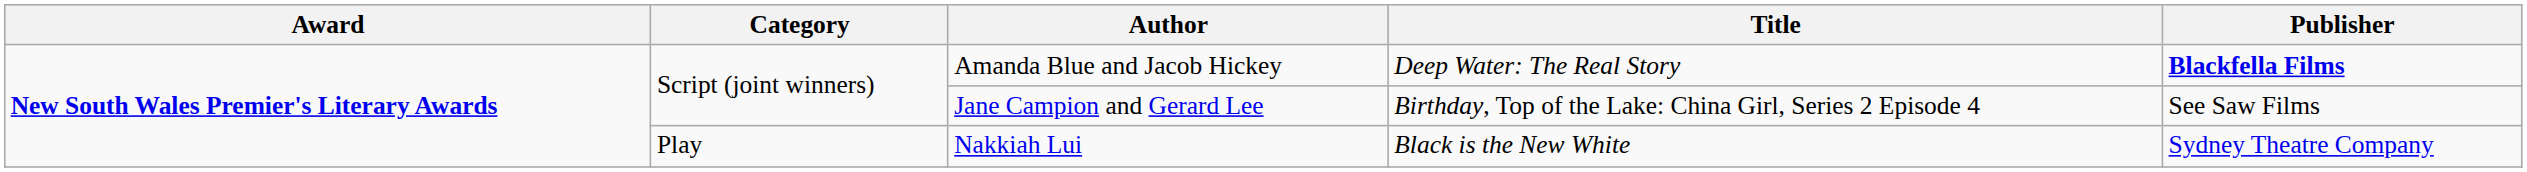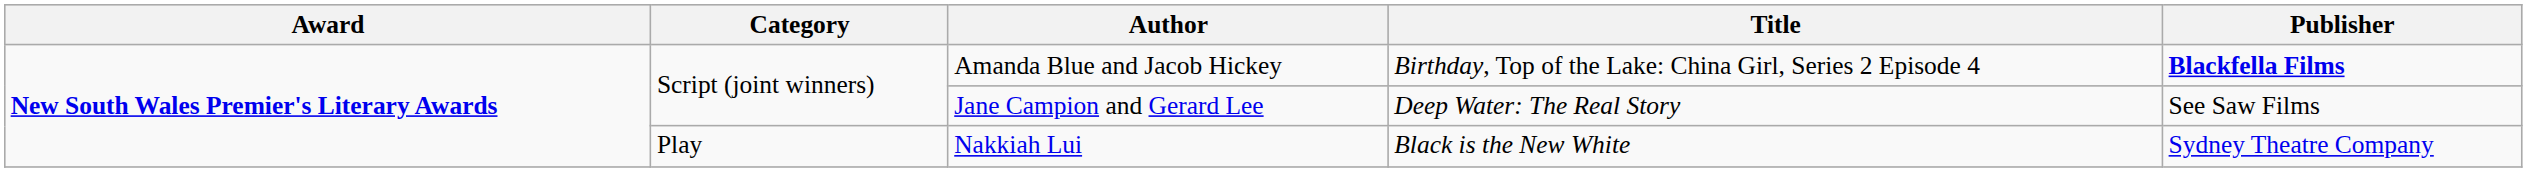(1537, 65) Deep Water: The Real Story -> (1687, 65) Birthday, Top of the Lake: China Girl, Series 2 Episode 4
(1687, 105) Birthday, Top of the Lake: China Girl, Series 2 Episode 4 -> (1537, 105) Deep Water: The Real Story
